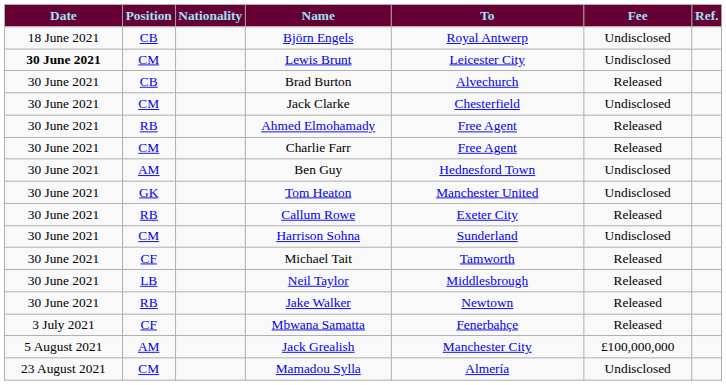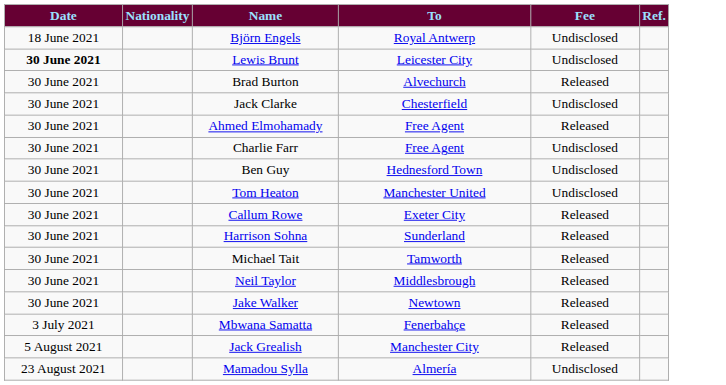- column: (149, 15)
(638, 148) Released -> (585, 148) Undisclosed
(638, 236) Undisclosed -> (585, 236) Released
(638, 347) £100,000,000 -> (585, 347) Released
